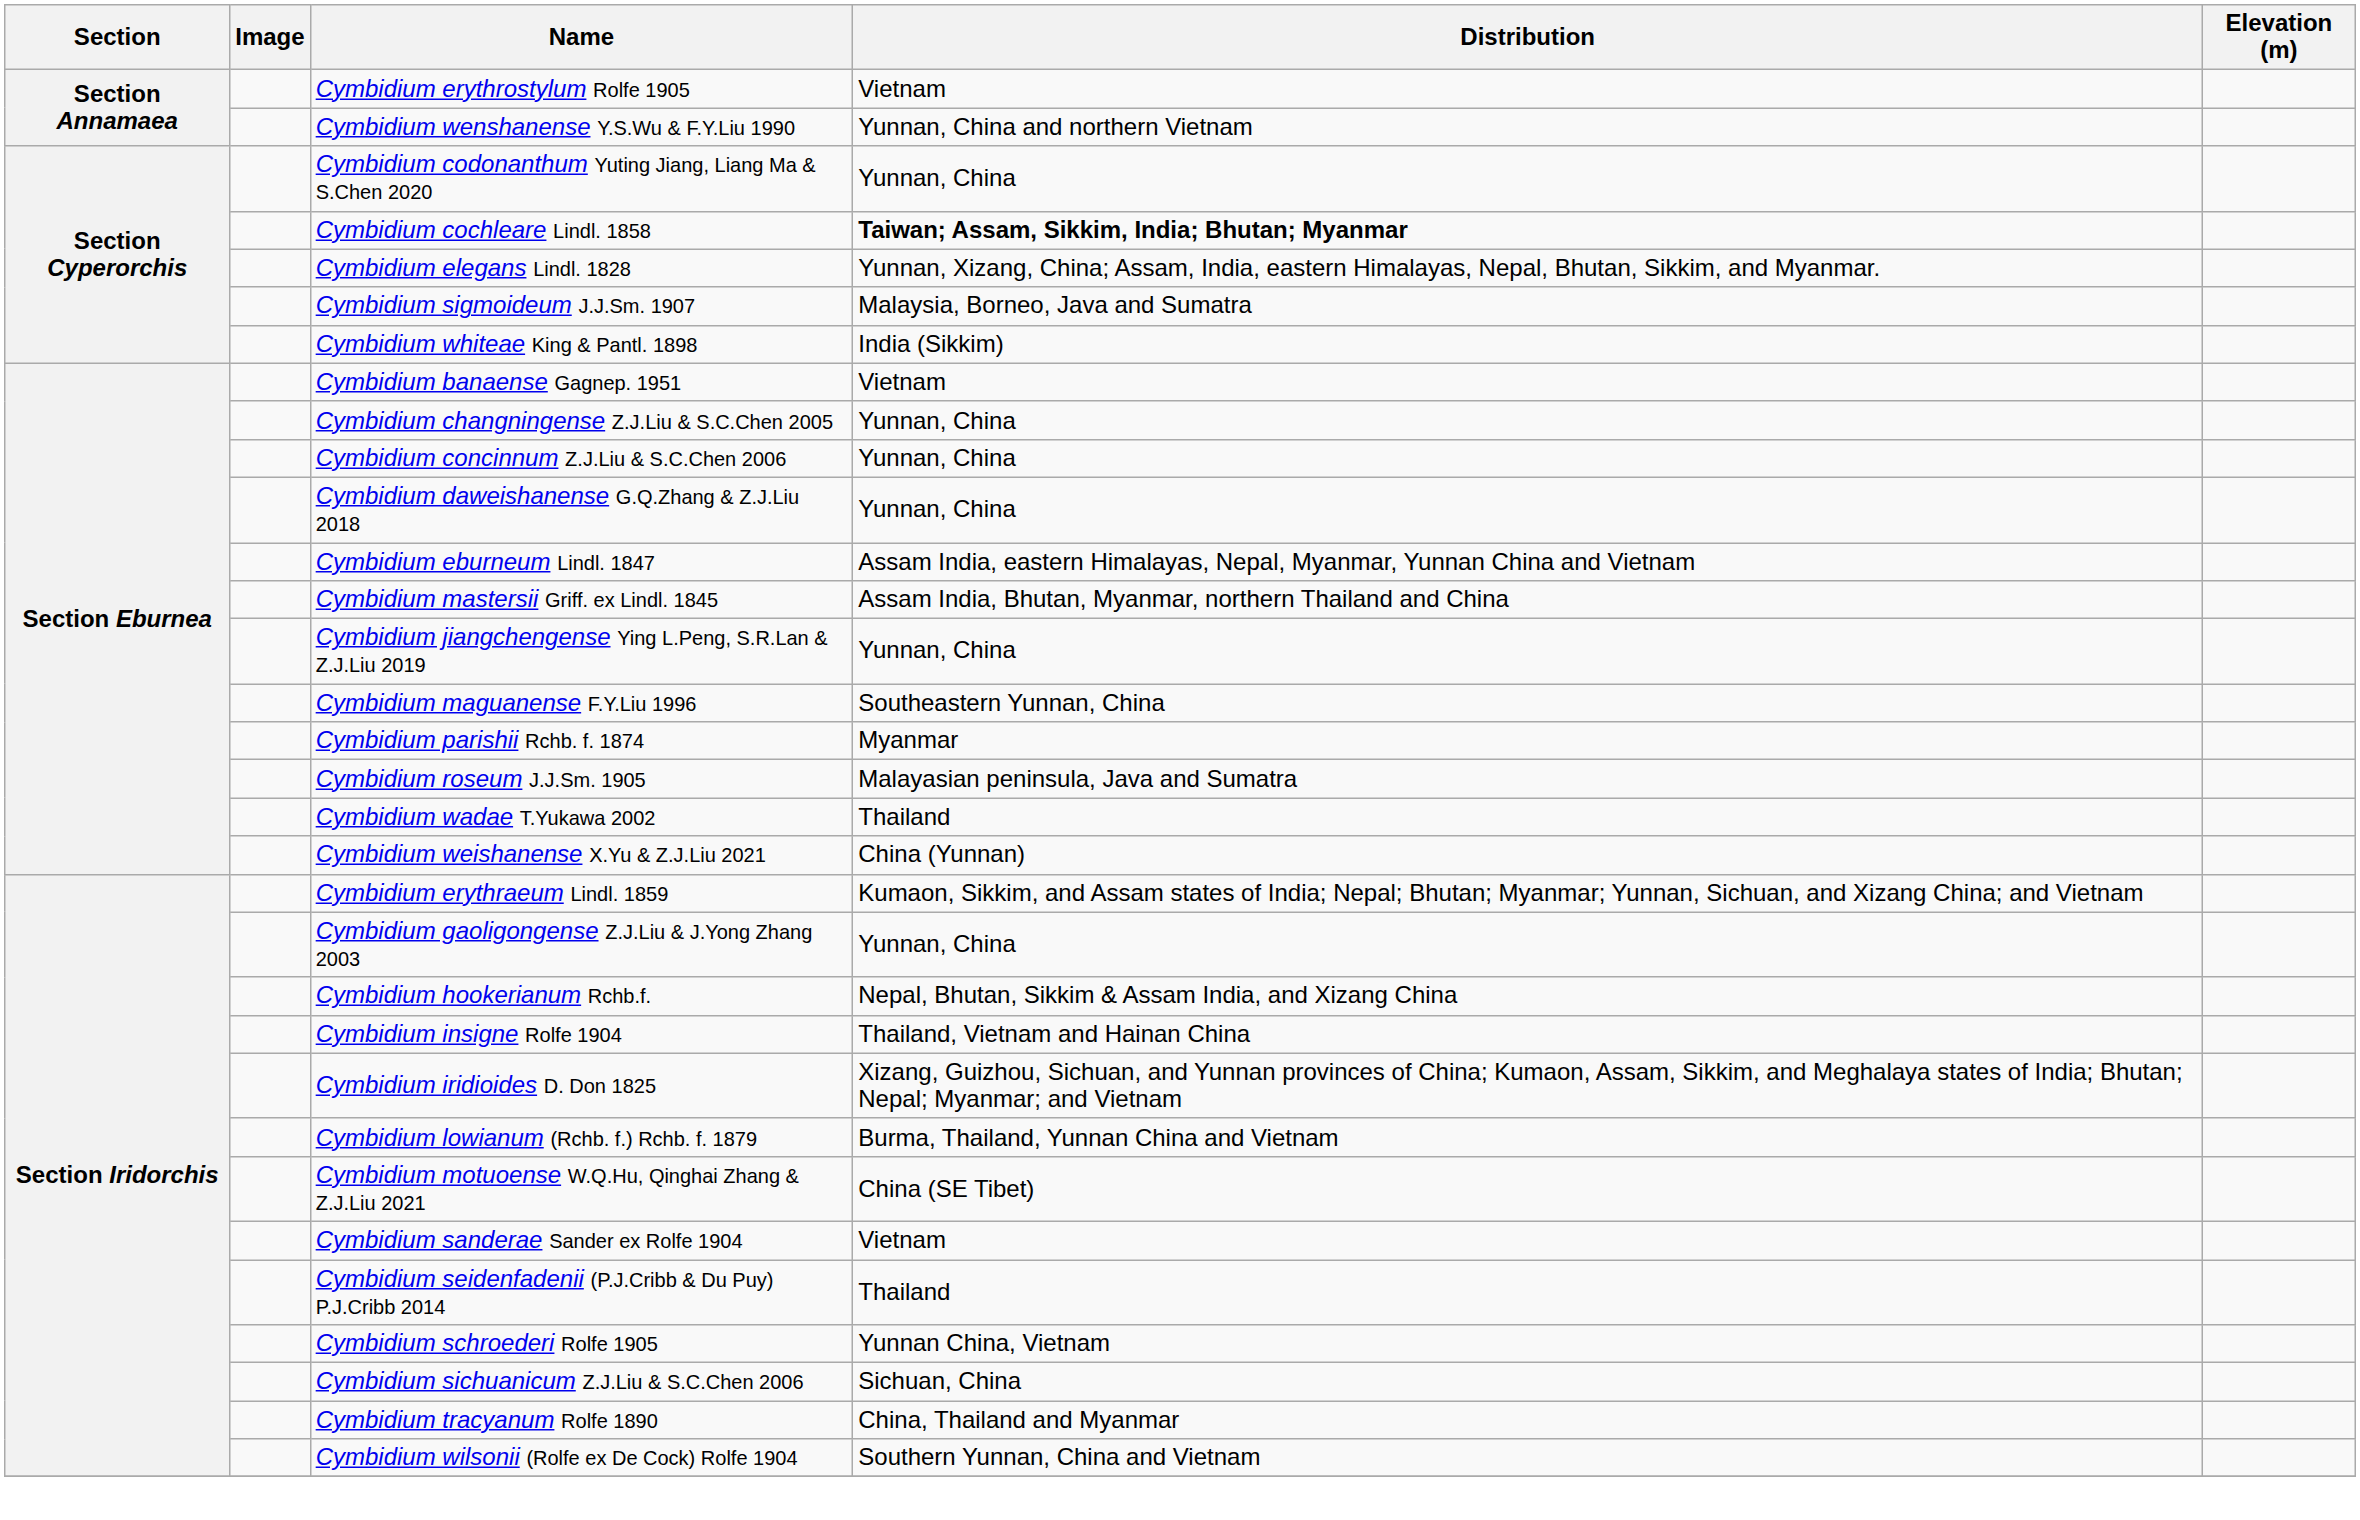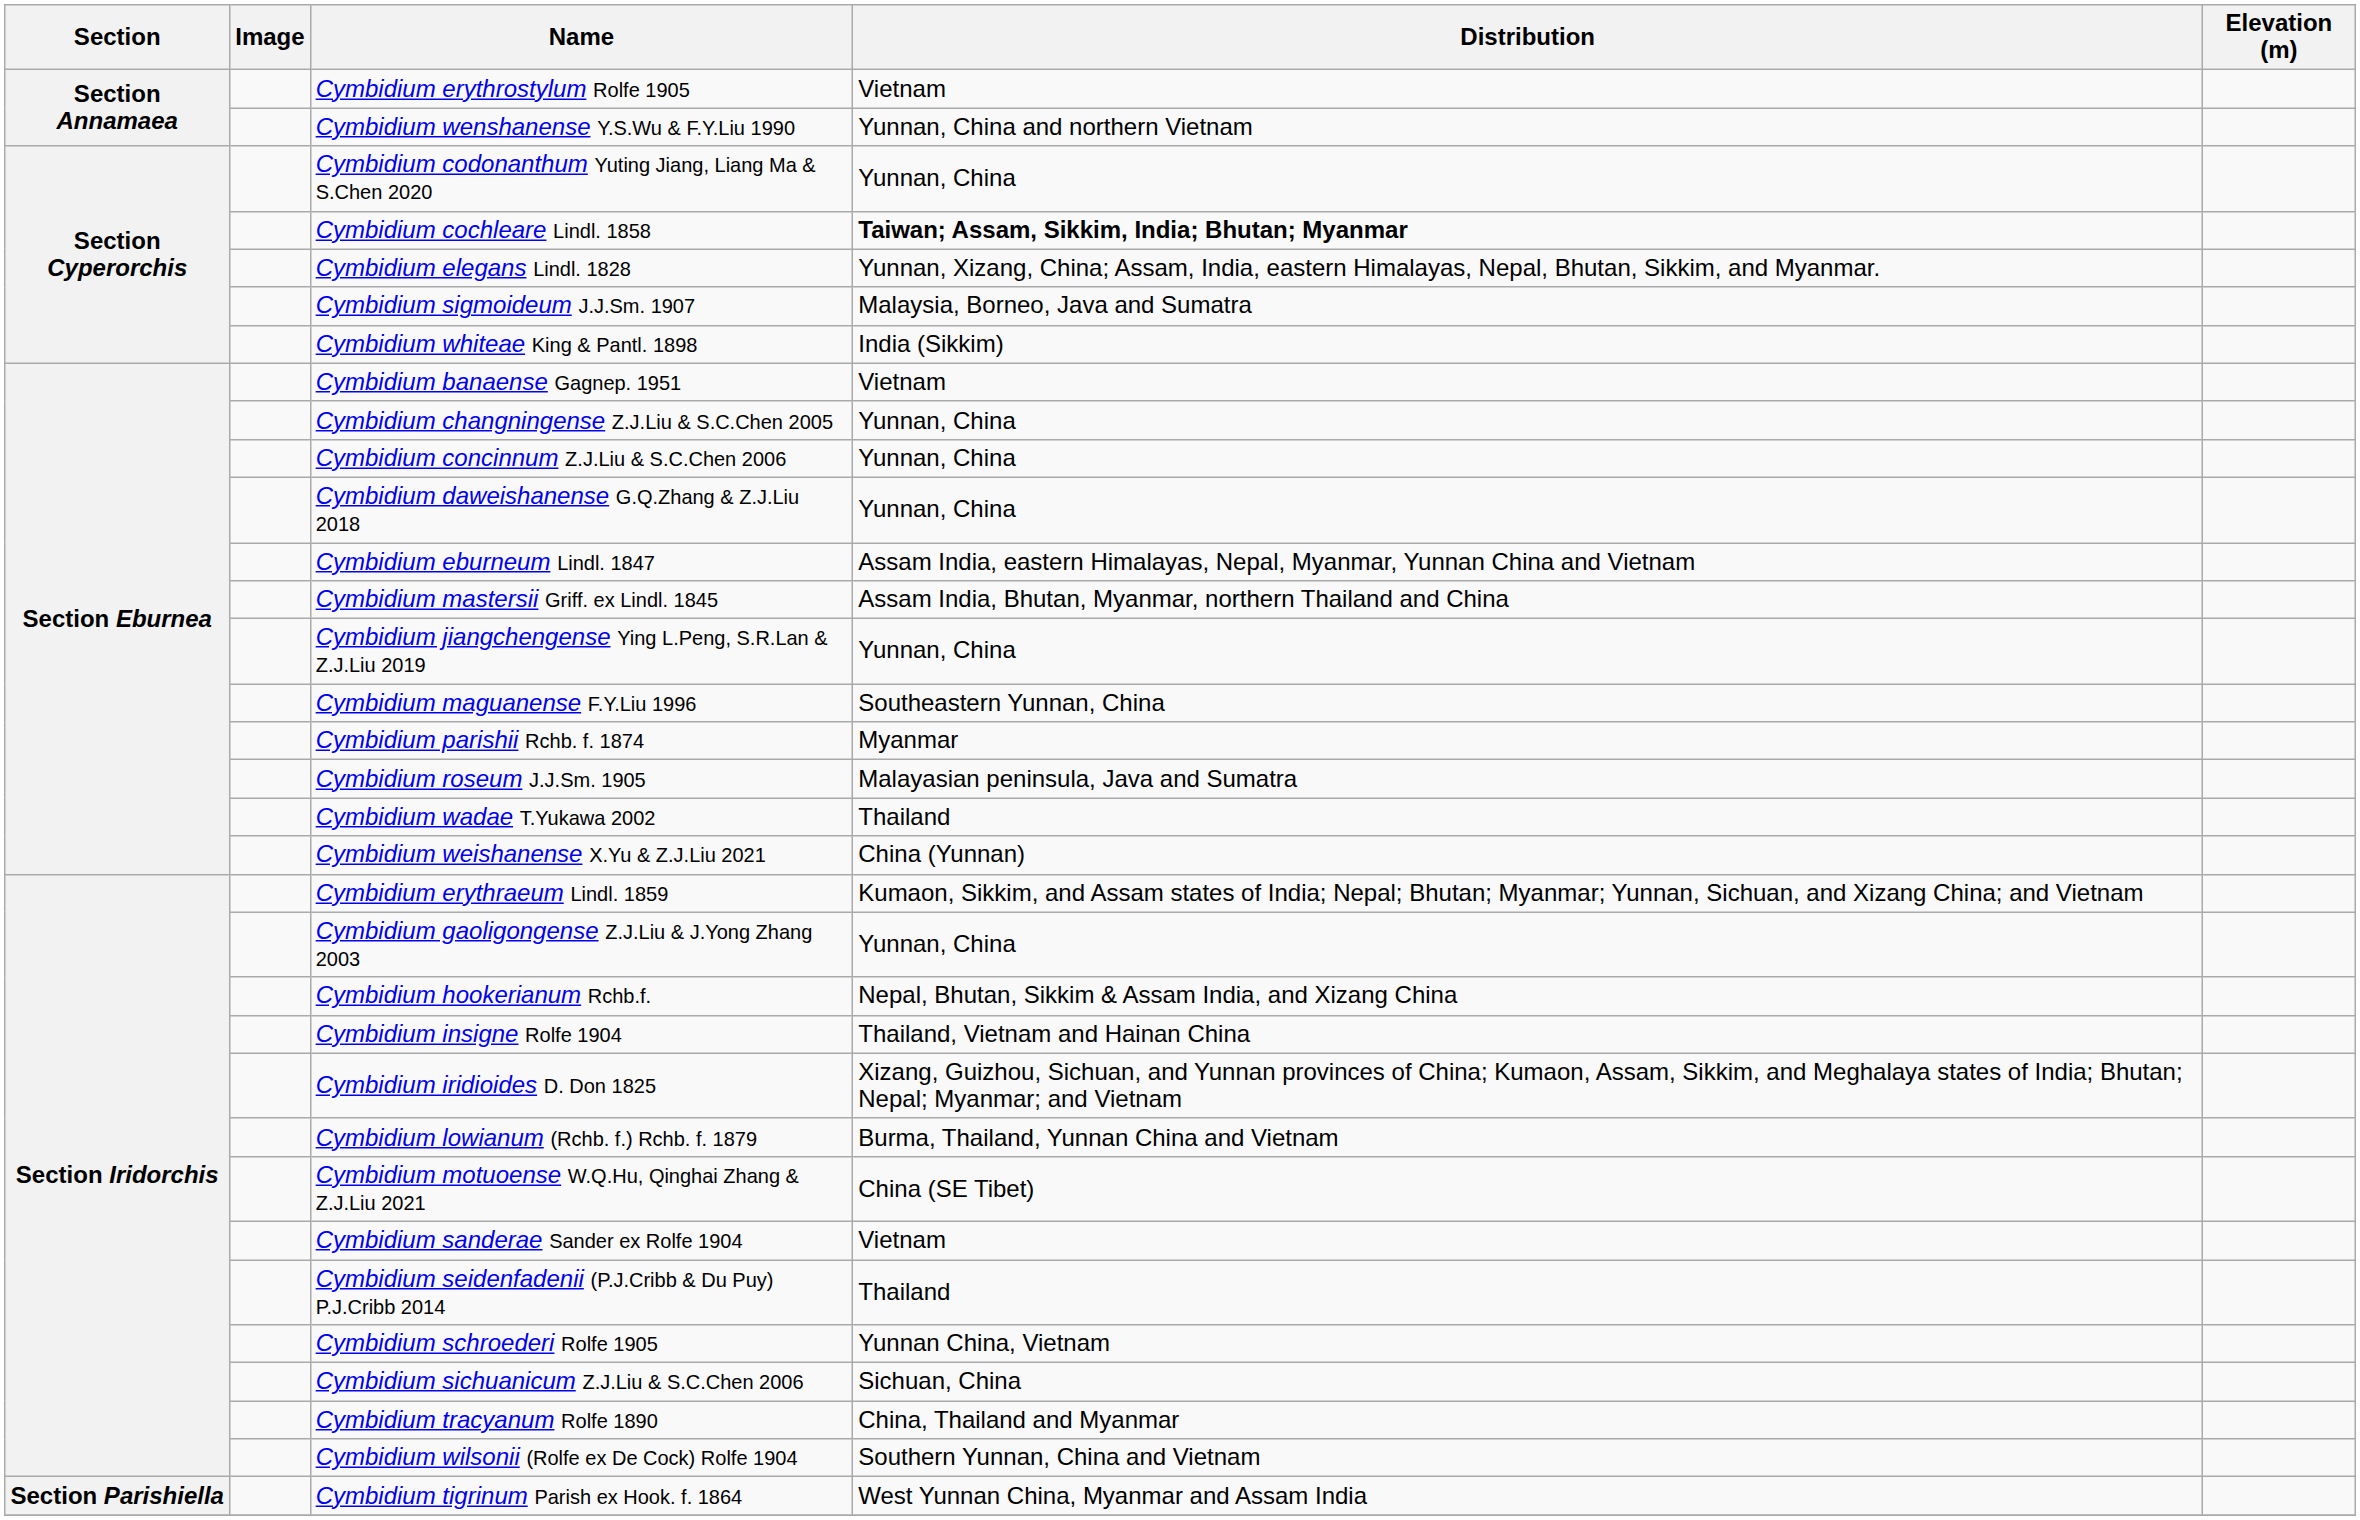+ row: (529, 1495)
